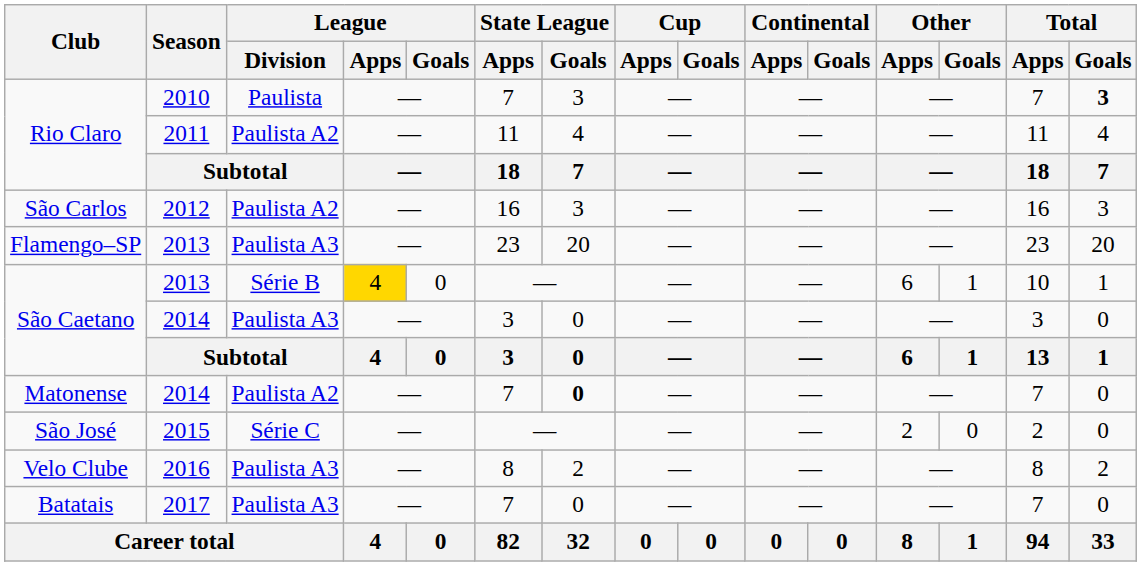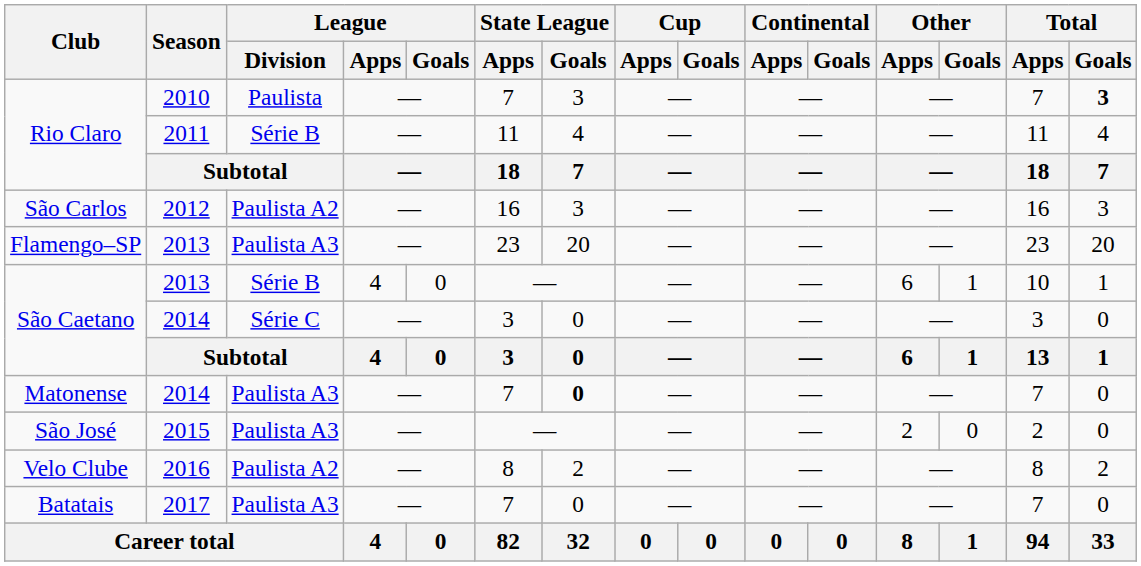(285, 134) Paulista A2 -> (285, 134) Série B
(375, 282) gold background -> (375, 282) no background
(285, 319) Paulista A3 -> (285, 319) Série C
(285, 393) Paulista A2 -> (285, 393) Paulista A3
(285, 430) Série C -> (285, 430) Paulista A3
(285, 467) Paulista A3 -> (285, 467) Paulista A2
